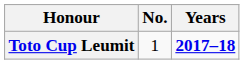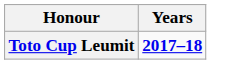- column: (155, 18)
